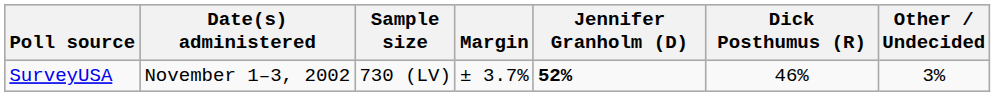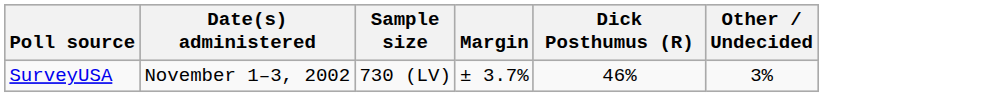- column: (619, 32)
